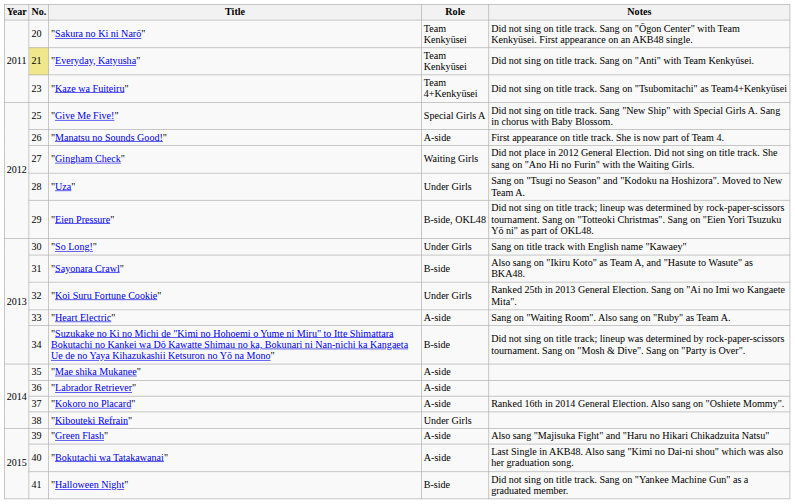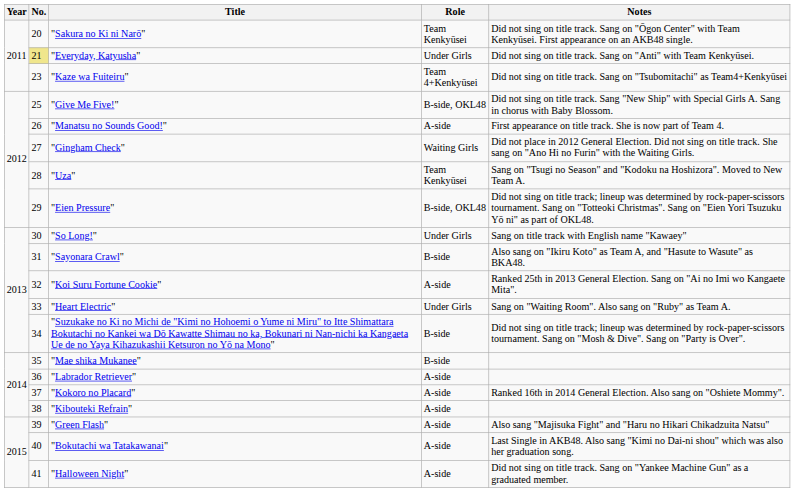(445, 61) Team Kenkyūsei -> (448, 55) Under Girls
(455, 116) Special Girls A -> (455, 104) B-side, OKL48
(448, 186) Under Girls -> (445, 175) Team Kenkyūsei
(448, 296) Under Girls -> (437, 284) A-side
(437, 317) A-side -> (448, 306) Under Girls
(437, 372) A-side -> (437, 361) B-side
(448, 420) Under Girls -> (437, 408) A-side
(437, 485) B-side -> (437, 473) A-side
